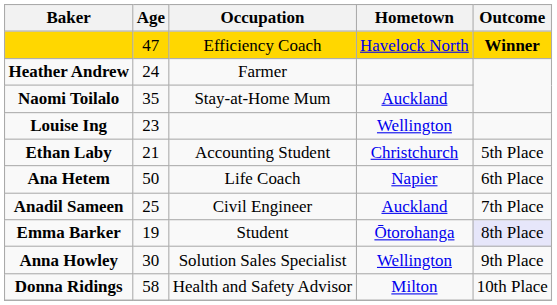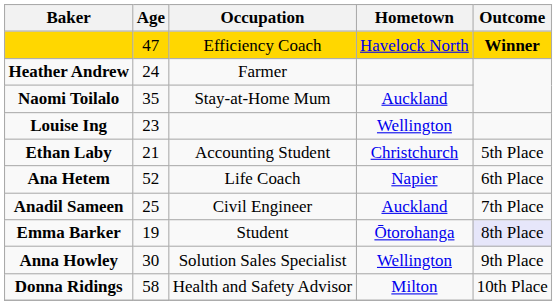(151, 179) 50 -> (151, 179) 52
